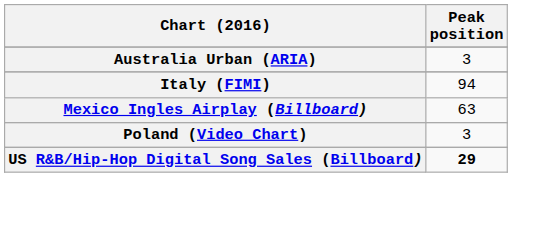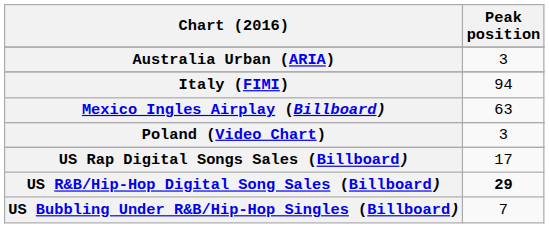+ row: (234, 160)
+ row: (234, 210)
